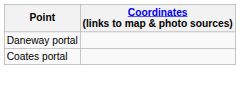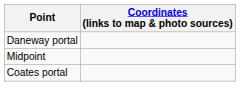+ row: (26, 56)
